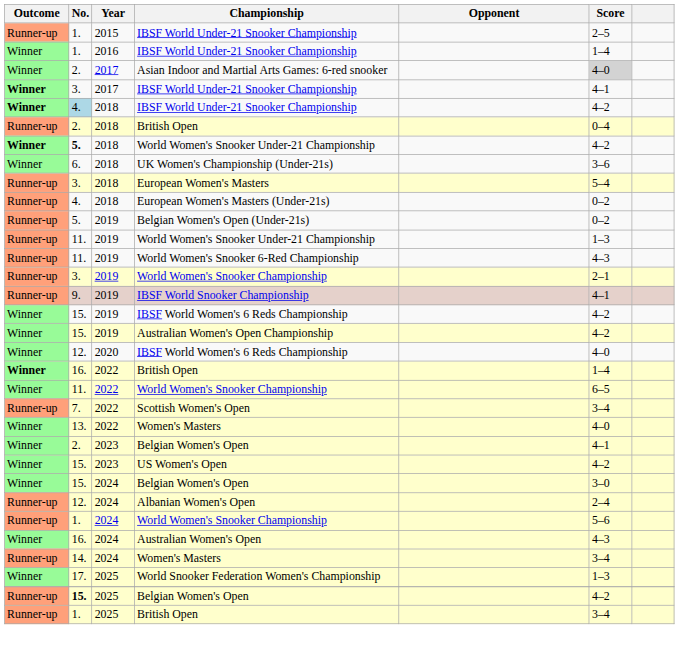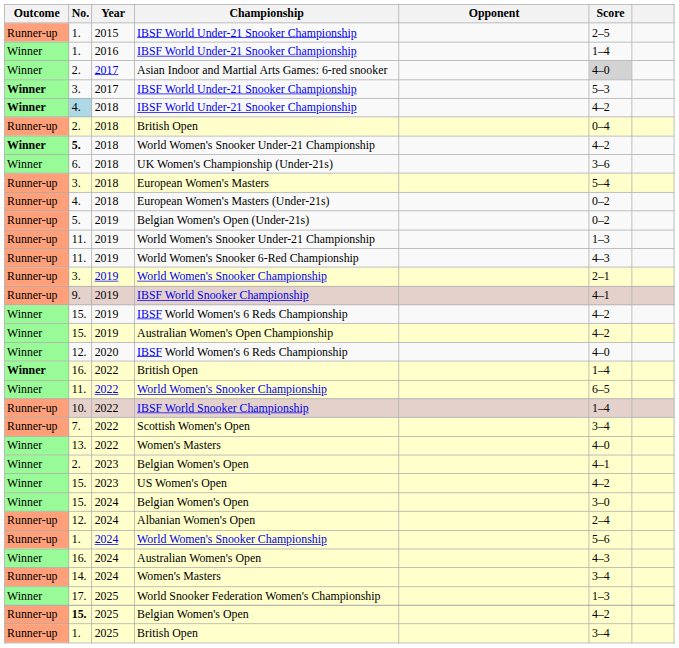(601, 88) 4–1 -> (601, 88) 5–3
+ row: (106, 408)
